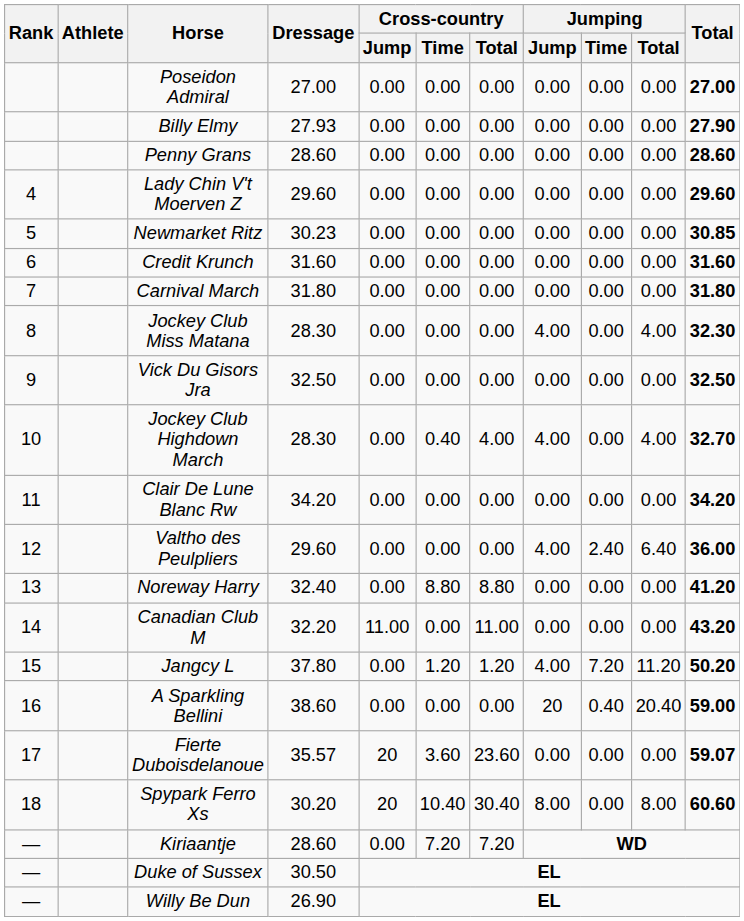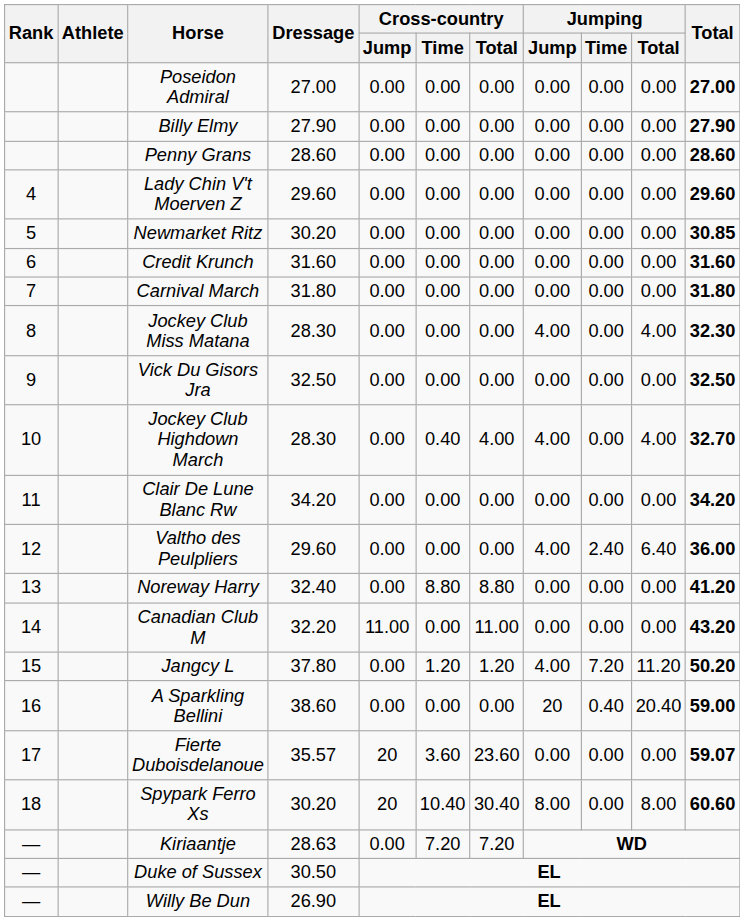(313, 126) 27.93 -> (313, 126) 27.90
(313, 233) 30.23 -> (313, 233) 30.20
(313, 843) 28.60 -> (313, 843) 28.63
